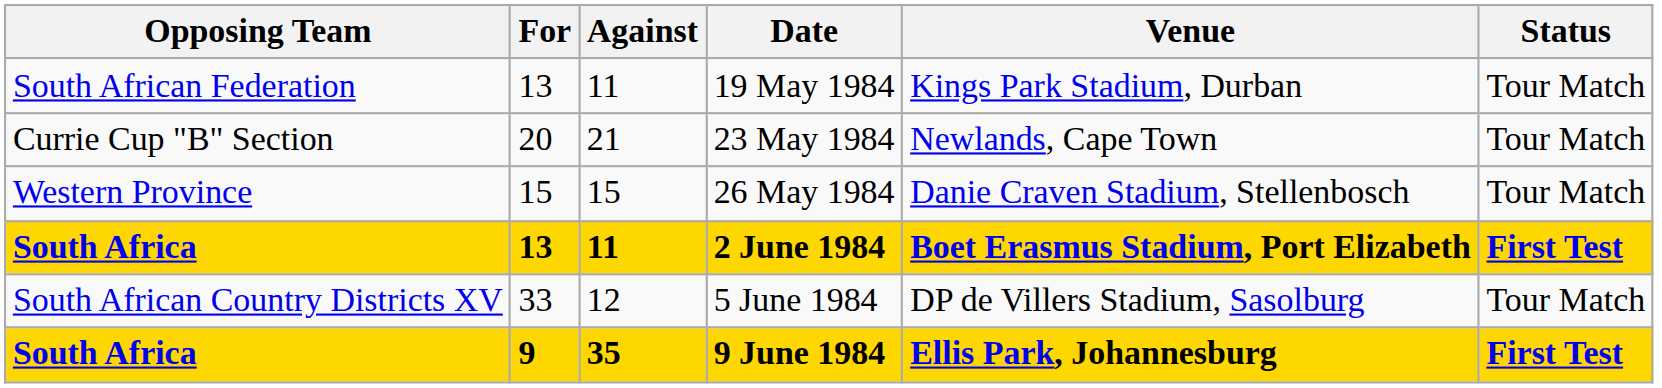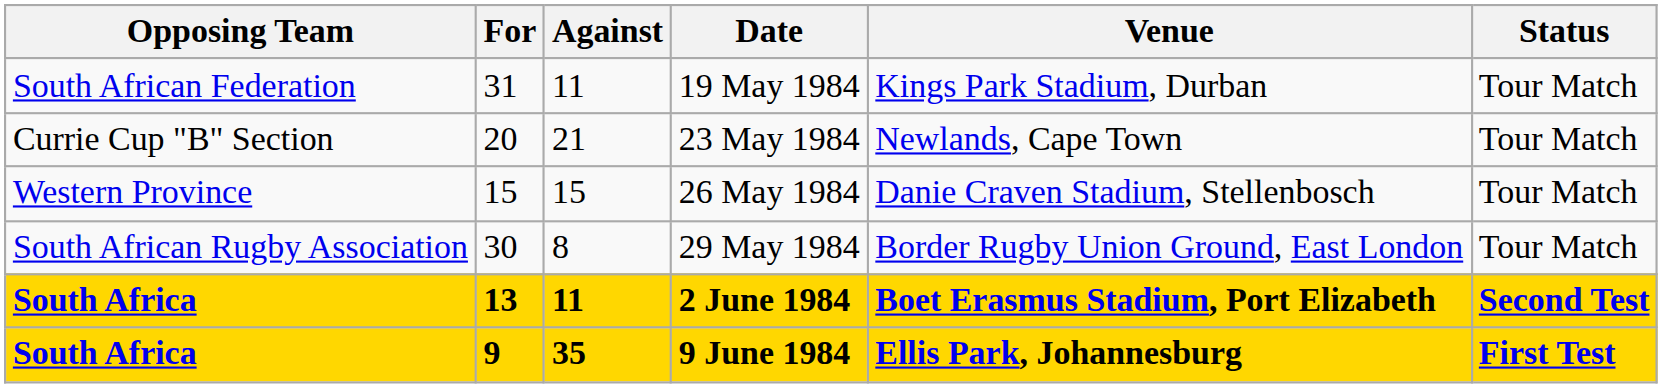(535, 85) 13 -> (501, 85) 31
+ row: (769, 246)
(1555, 246) First Test -> (1564, 300) Second Test
- row: (796, 300)
